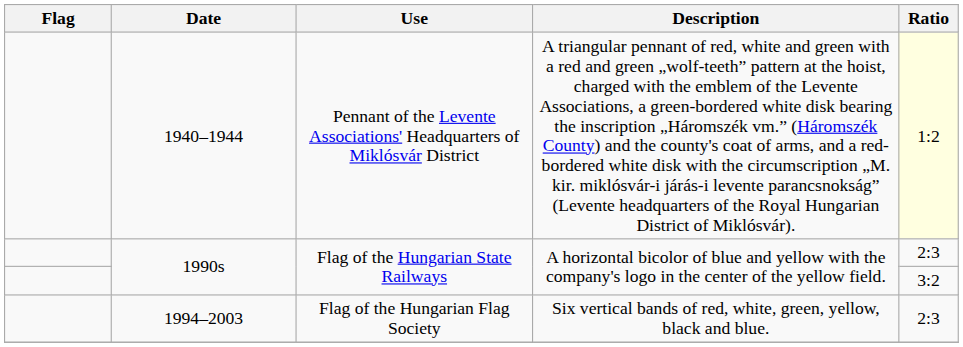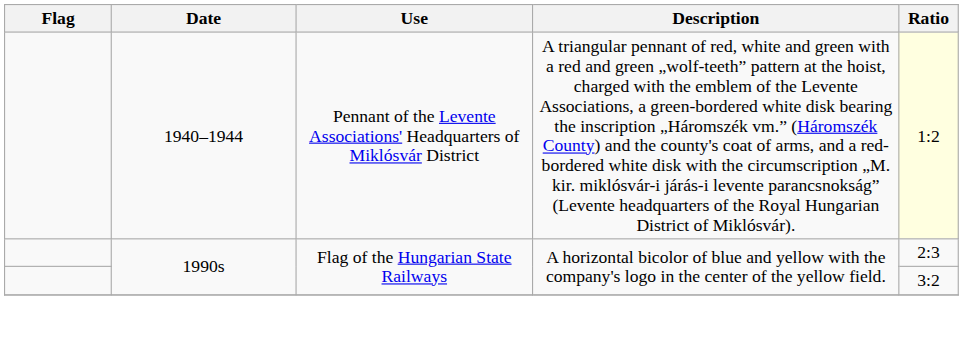- row: (204, 318)
